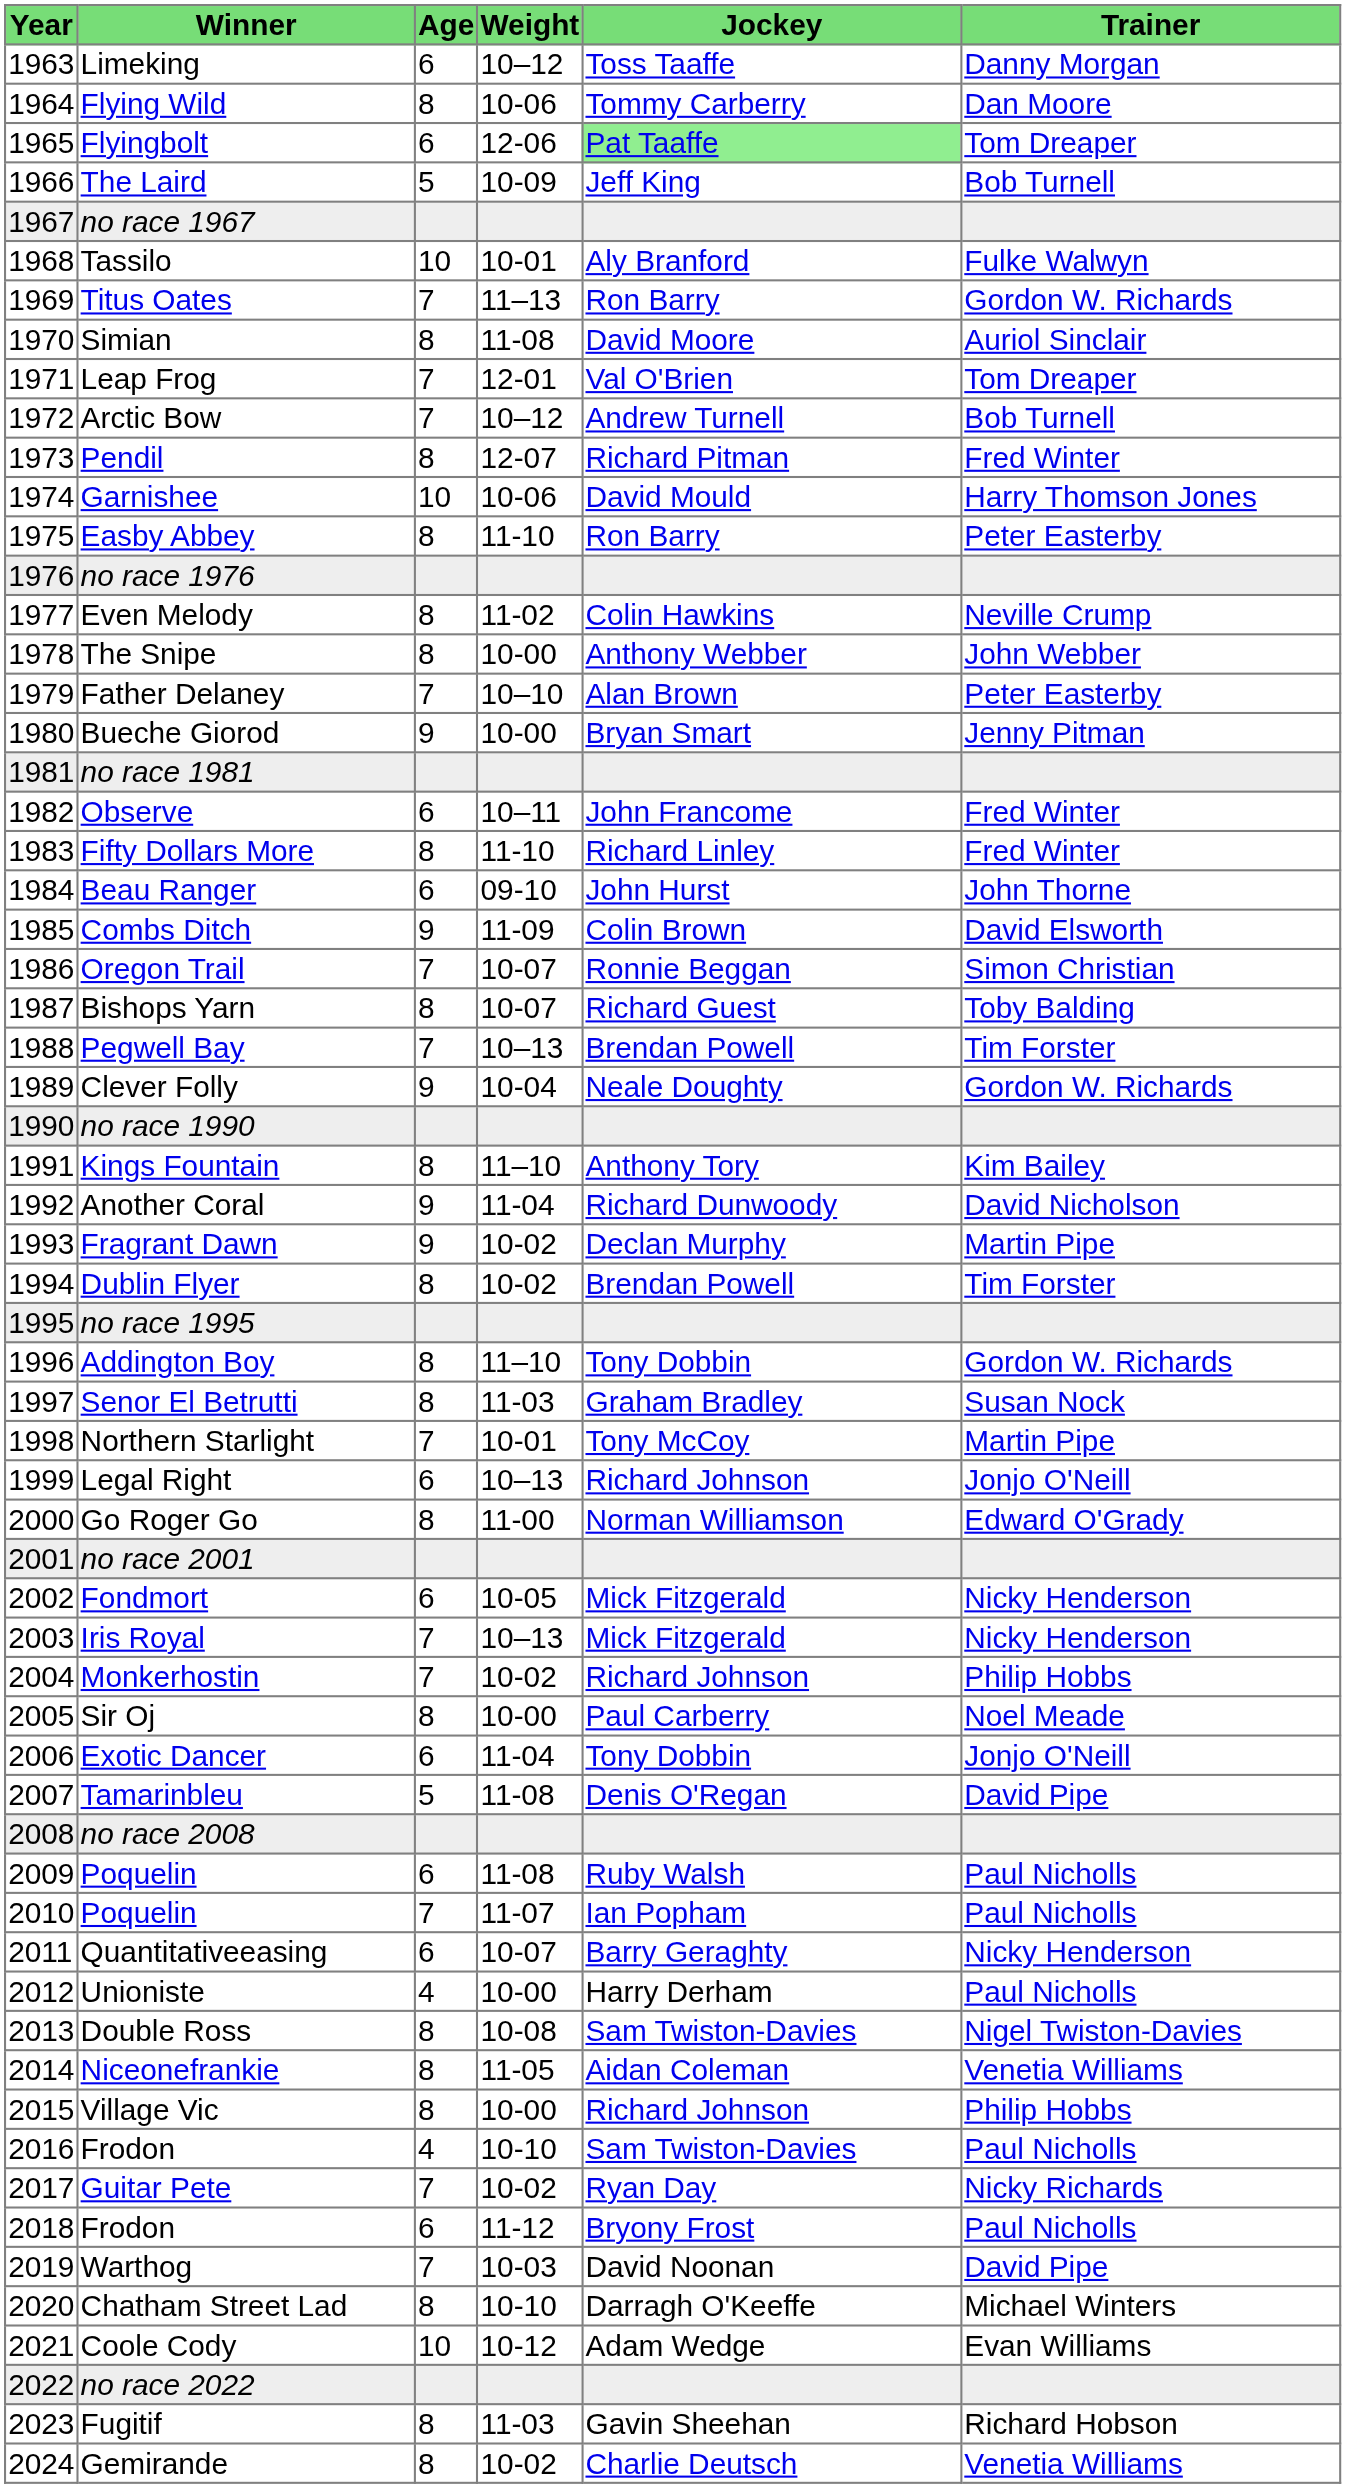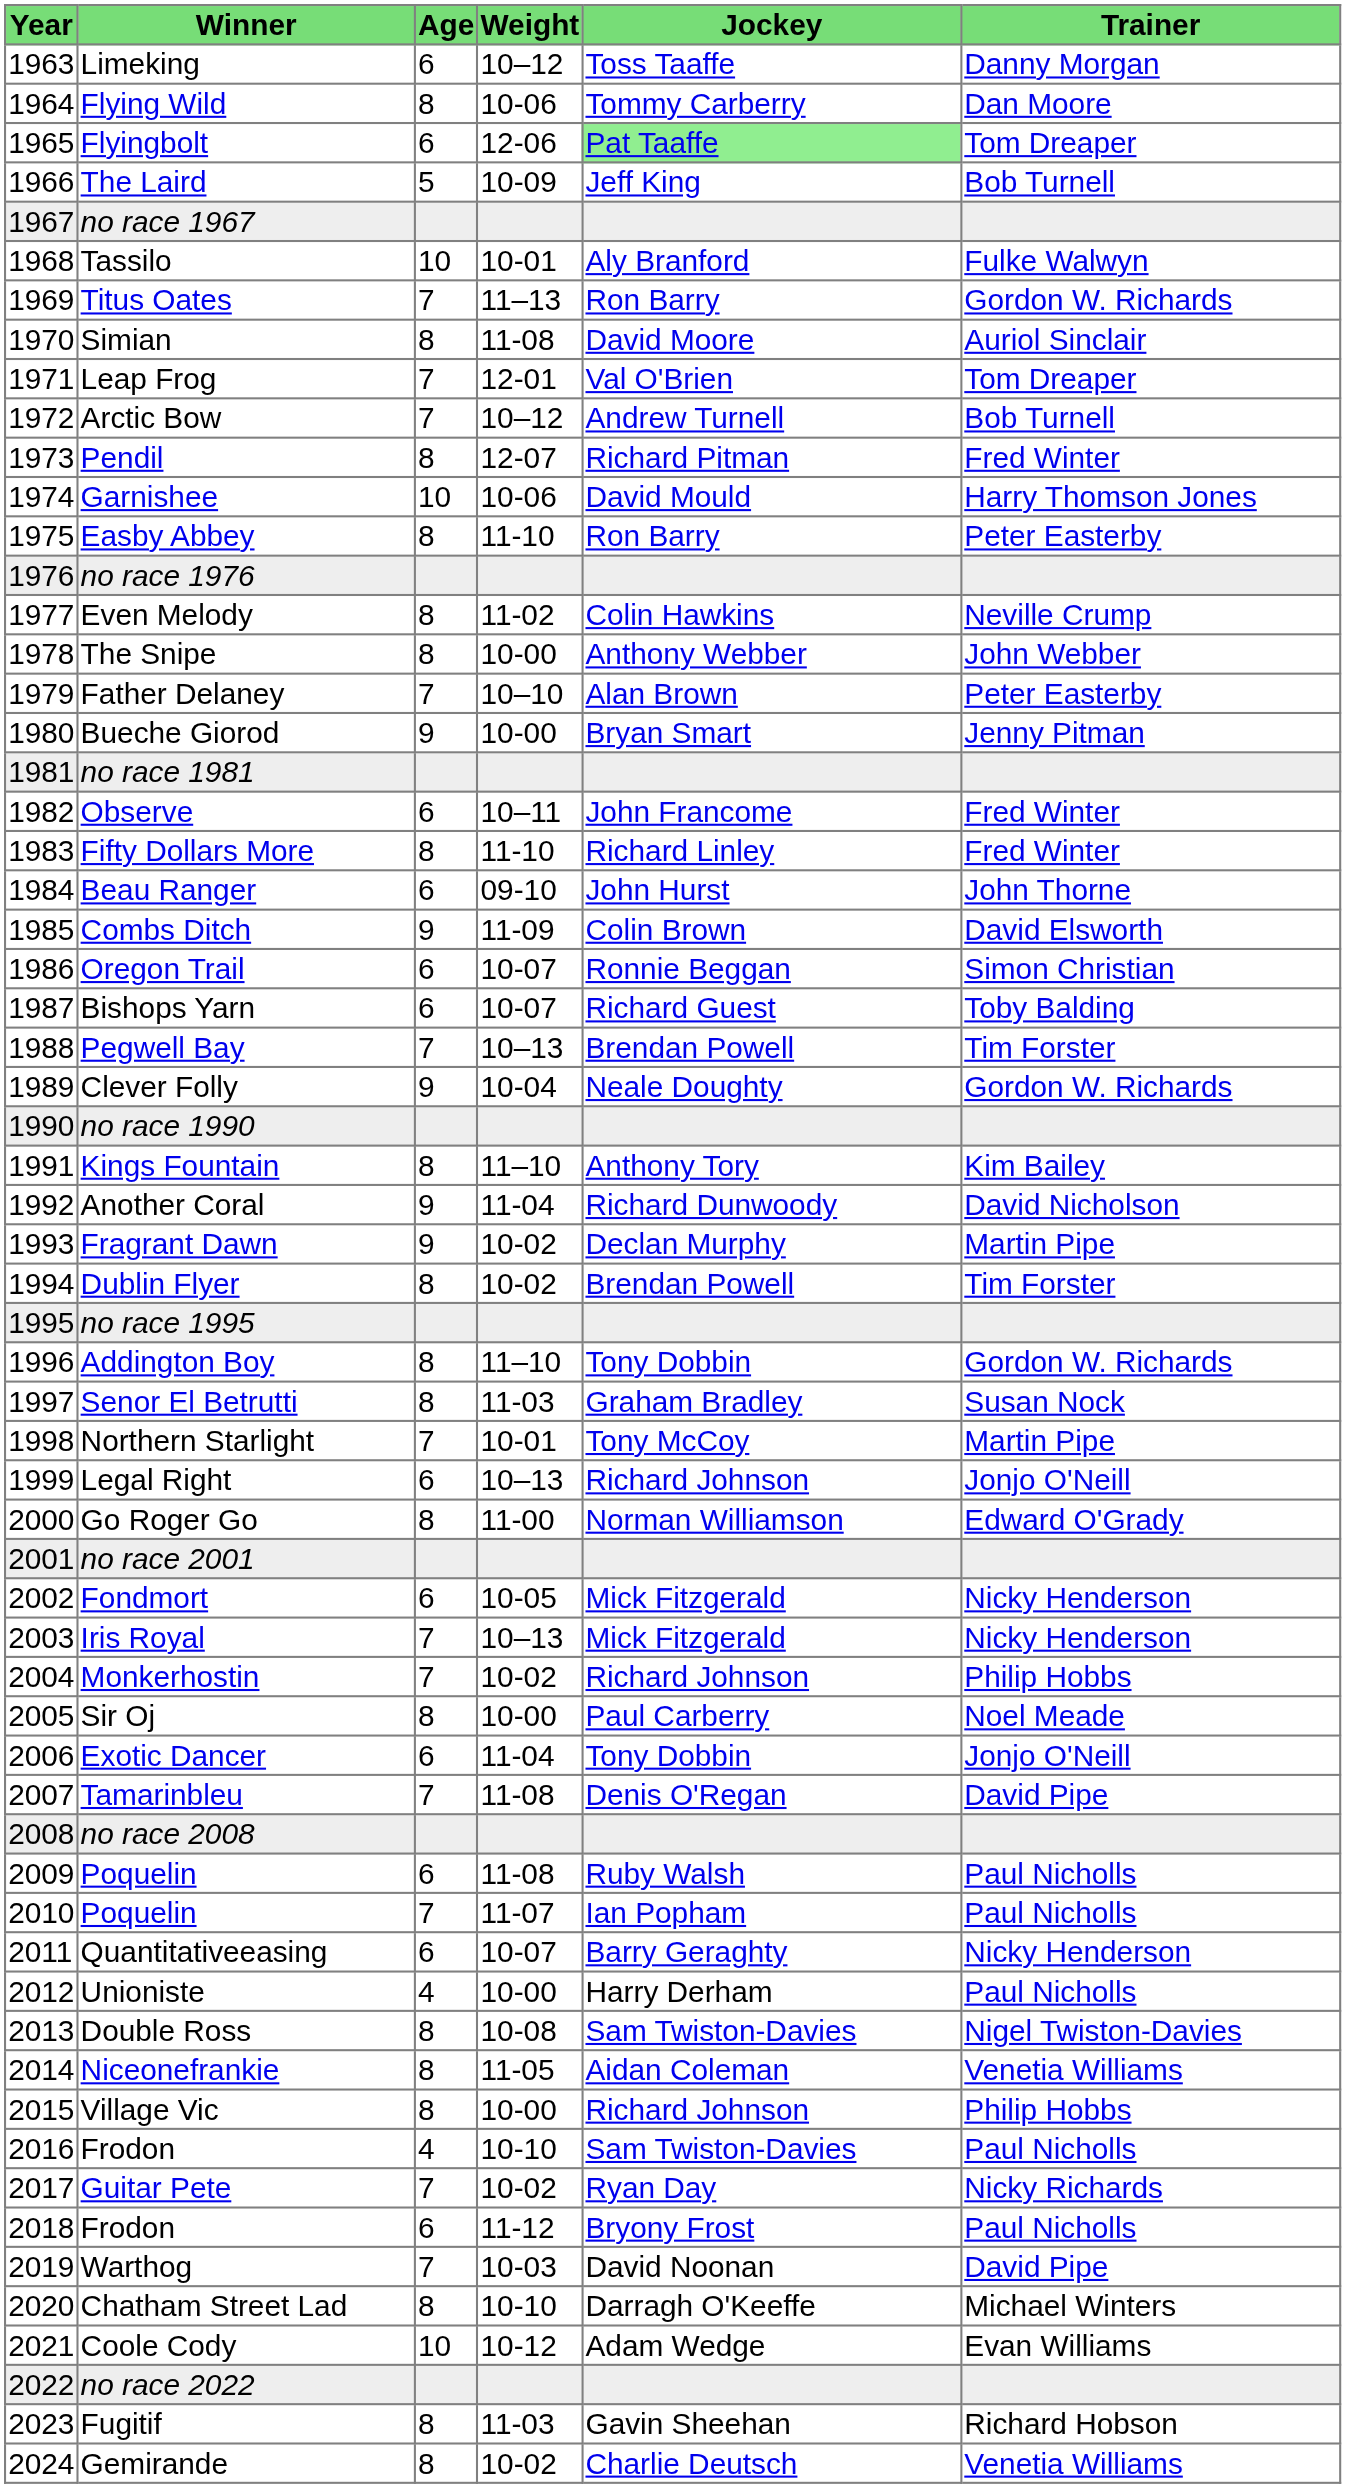(426, 969) 7 -> (426, 969) 6
(426, 1008) 8 -> (426, 1008) 6
(426, 1795) 5 -> (426, 1795) 7
